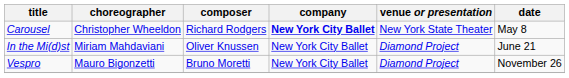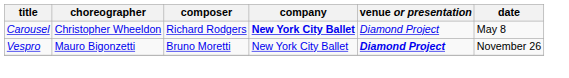(436, 30) New York State Theater -> (399, 30) Diamond Project
- row: (38, 47)
(419, 64) normal -> (402, 47) bold
